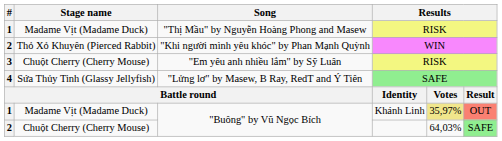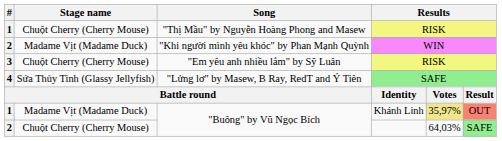(86, 29) Madame Vịt (Madame Duck) -> (86, 29) Chuột Cherry (Cherry Mouse)
(86, 45) Thỏ Xỏ Khuyên (Pierced Rabbit) -> (86, 45) Madame Vịt (Madame Duck)
